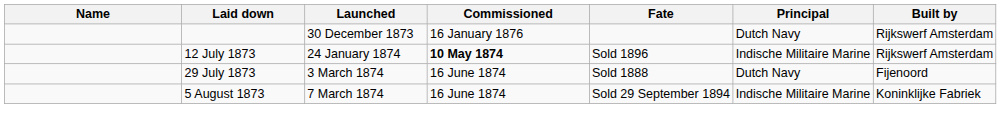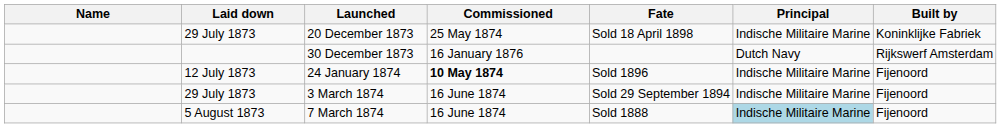+ row: (360, 34)
(935, 53) Rijkswerf Amsterdam -> (902, 73) Fijenoord
(620, 73) Sold 1888 -> (661, 93) Sold 29 September 1894
(768, 73) Dutch Navy -> (803, 93) Indische Militaire Marine
(661, 93) Sold 29 September 1894 -> (620, 113) Sold 1888
(803, 93) no background -> (803, 113) lightblue background
(928, 93) Koninklijke Fabriek -> (902, 113) Fijenoord
